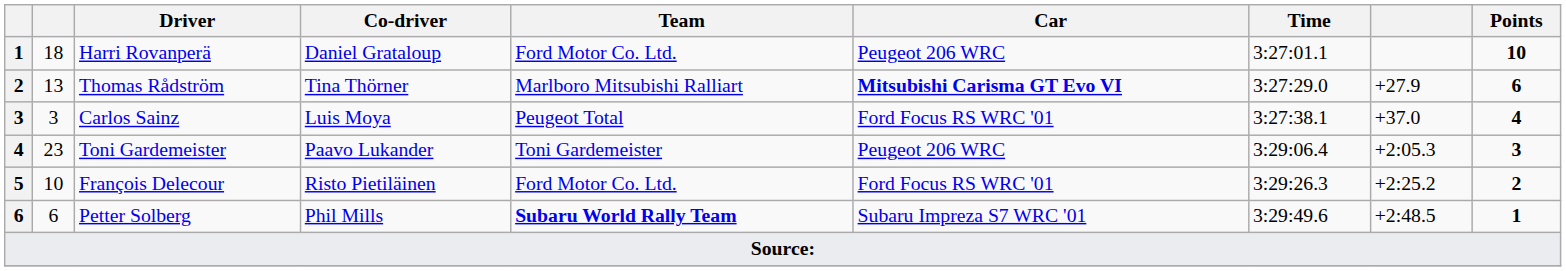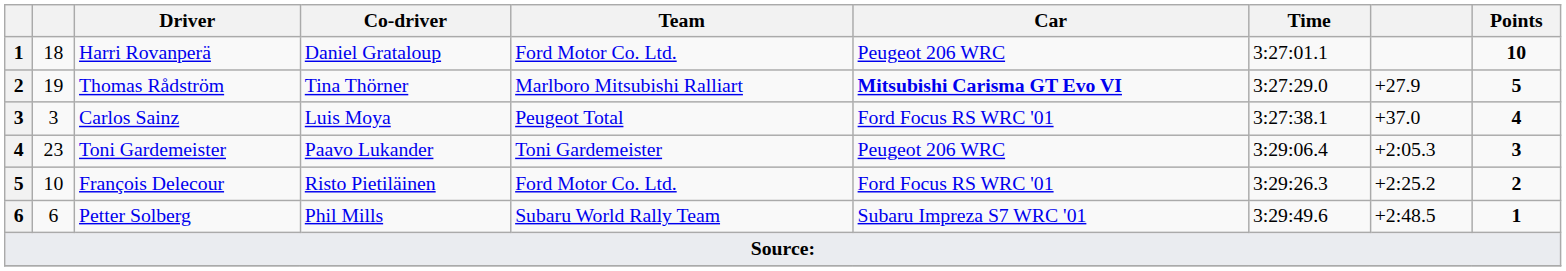(53, 85) 13 -> (53, 85) 19
(1516, 85) 6 -> (1516, 85) 5
(626, 215) bold -> (618, 215) normal
